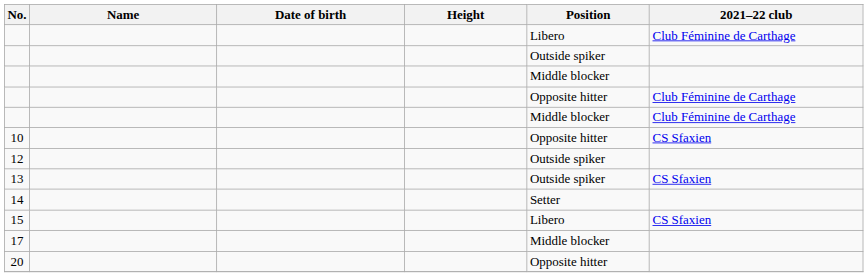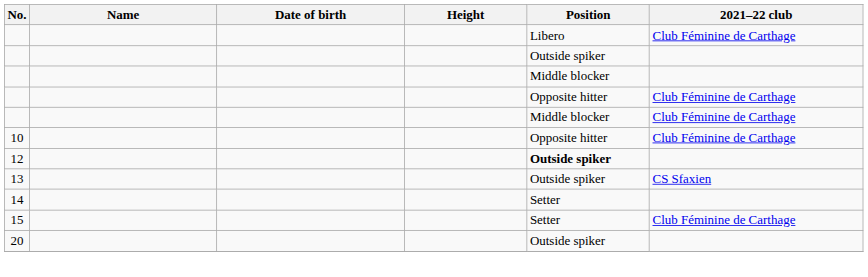(682, 138) CS Sfaxien -> (724, 138) Club Féminine de Carthage
(568, 158) normal -> (570, 158) bold
(547, 220) Libero -> (545, 220) Setter
(682, 220) CS Sfaxien -> (724, 220) Club Féminine de Carthage
- row: (17, 240)
(569, 261) Opposite hitter -> (568, 240) Outside spiker
